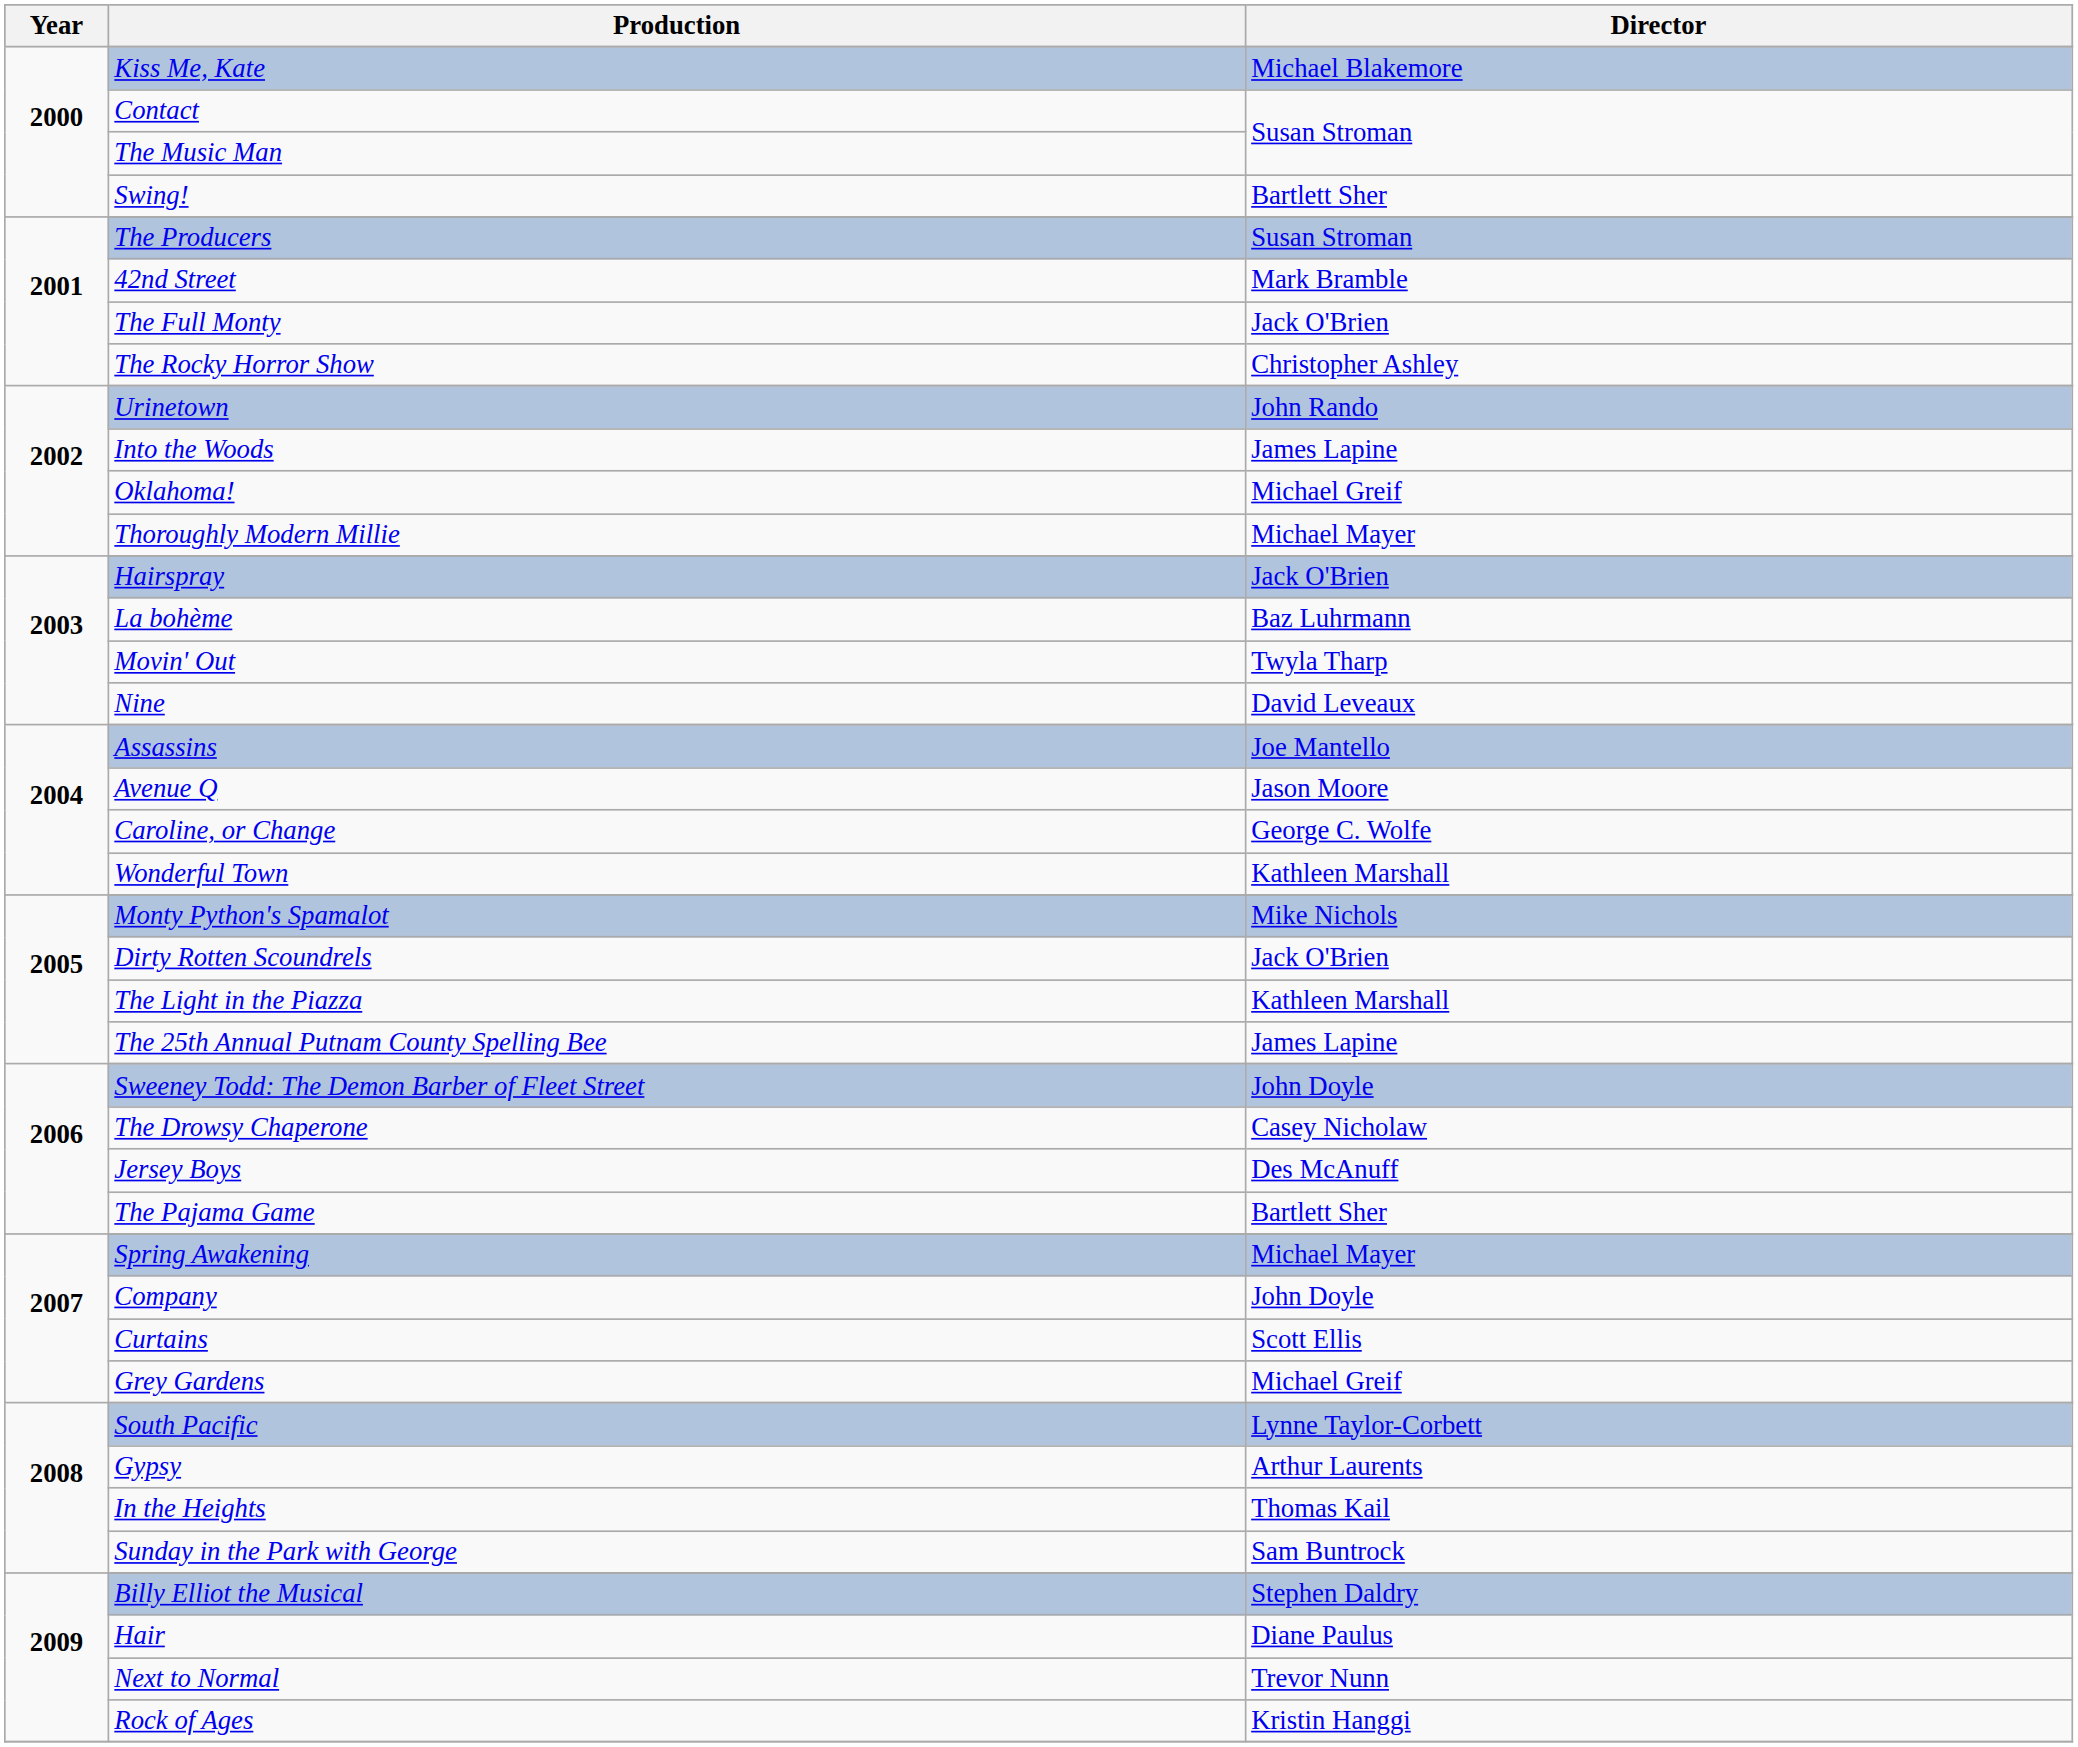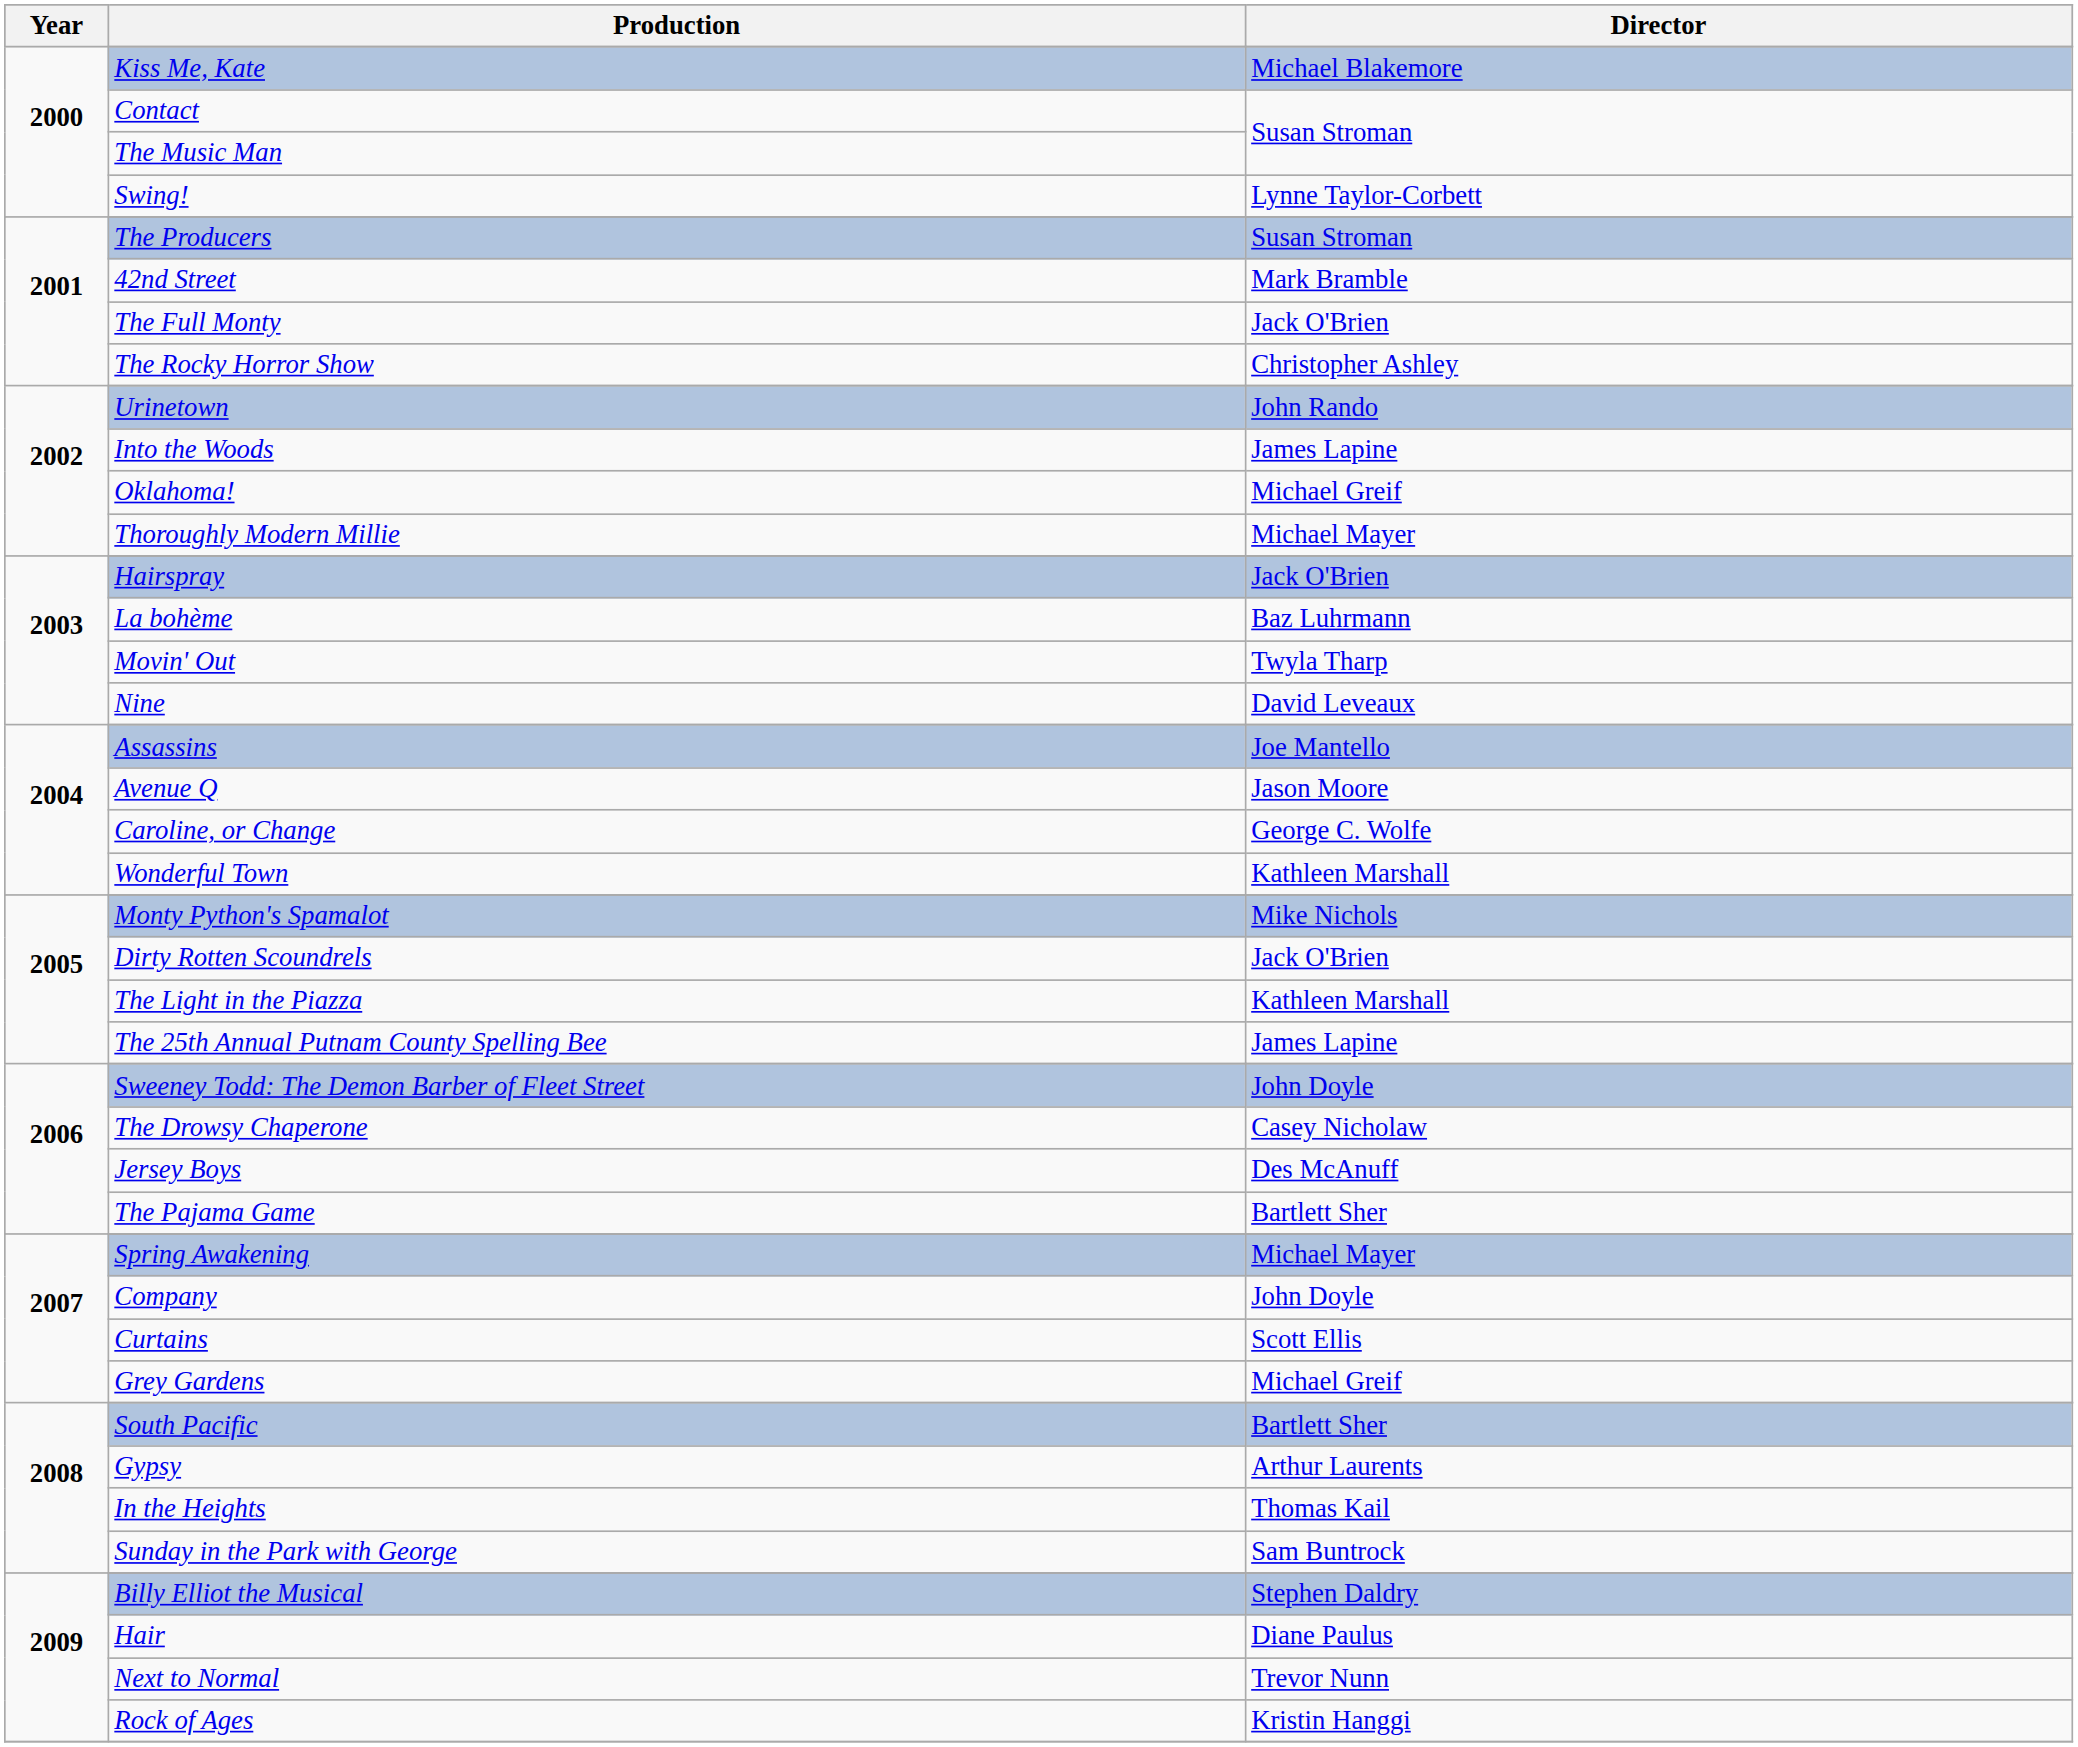(1319, 195) Bartlett Sher -> (1367, 195) Lynne Taylor-Corbett
(1367, 1424) Lynne Taylor-Corbett -> (1319, 1424) Bartlett Sher
